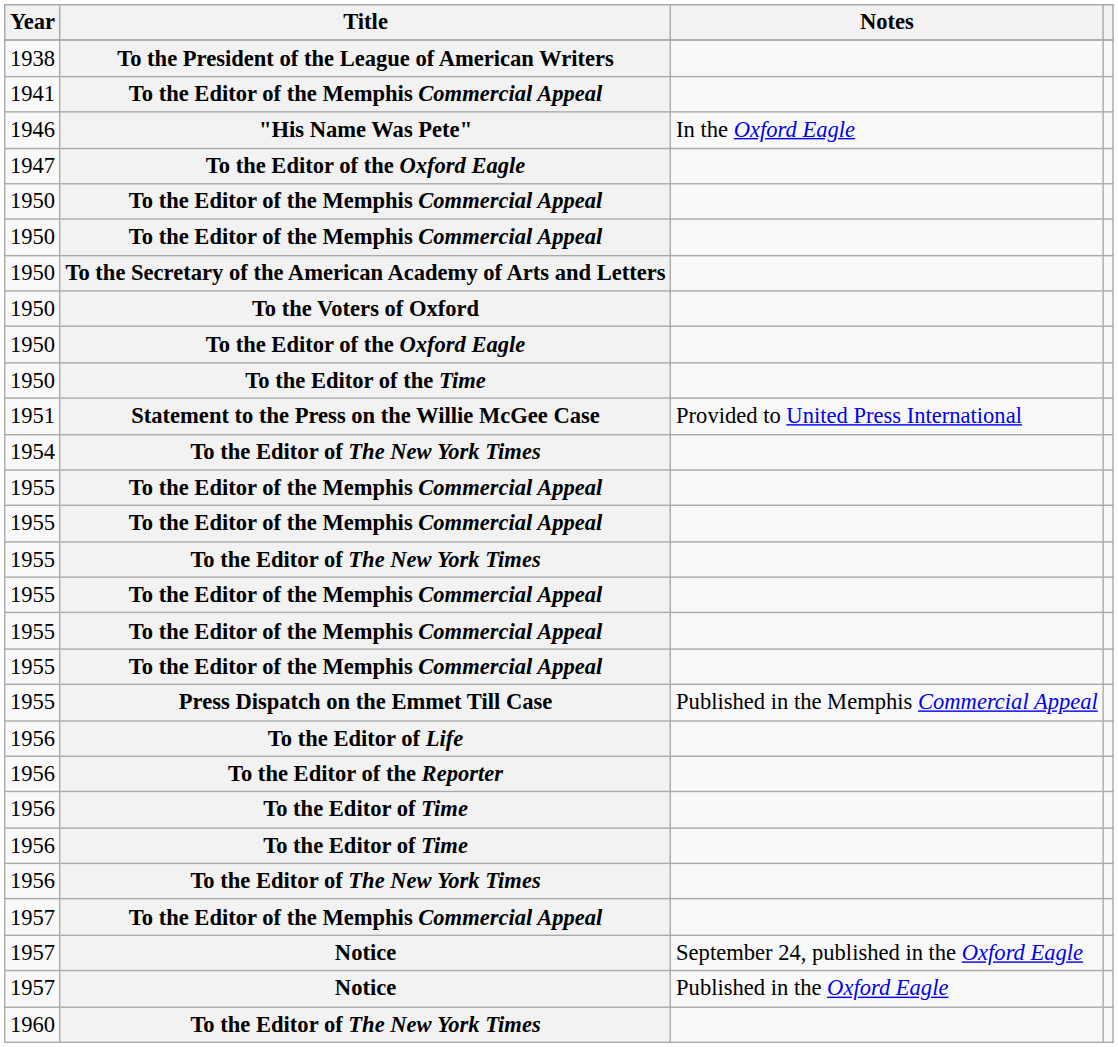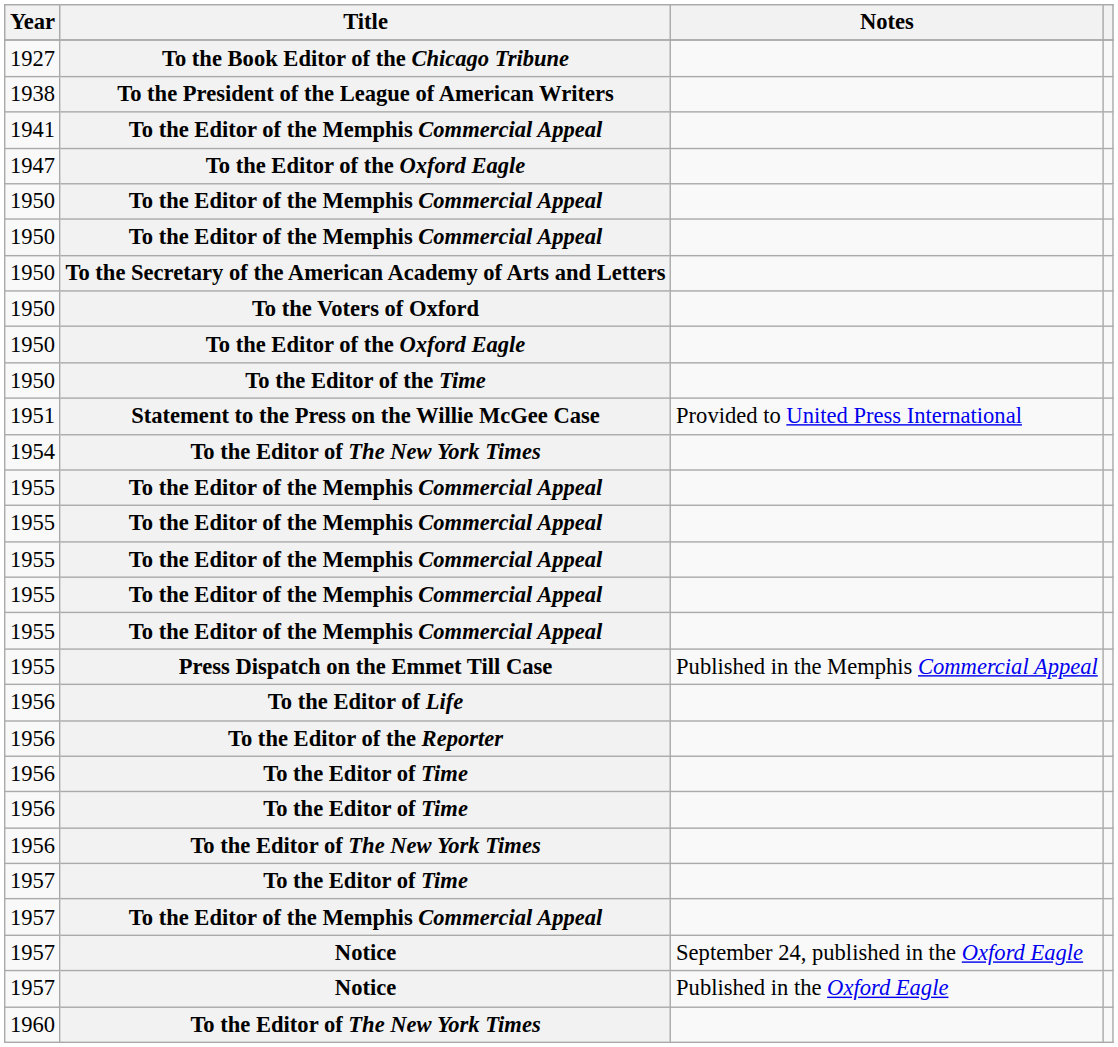+ row: (32, 58)
- row: (32, 129)
- row: (32, 559)
+ row: (32, 881)
